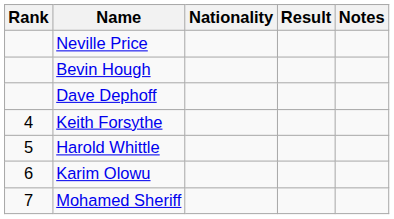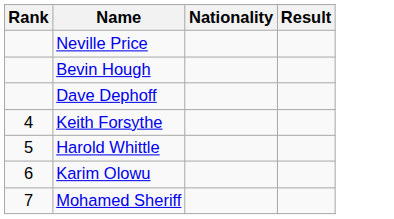- column: (362, 17)
